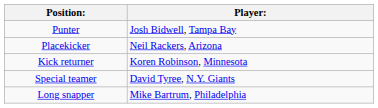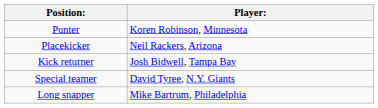(183, 29) Josh Bidwell, Tampa Bay -> (189, 29) Koren Robinson, Minnesota
(189, 62) Koren Robinson, Minnesota -> (183, 62) Josh Bidwell, Tampa Bay
